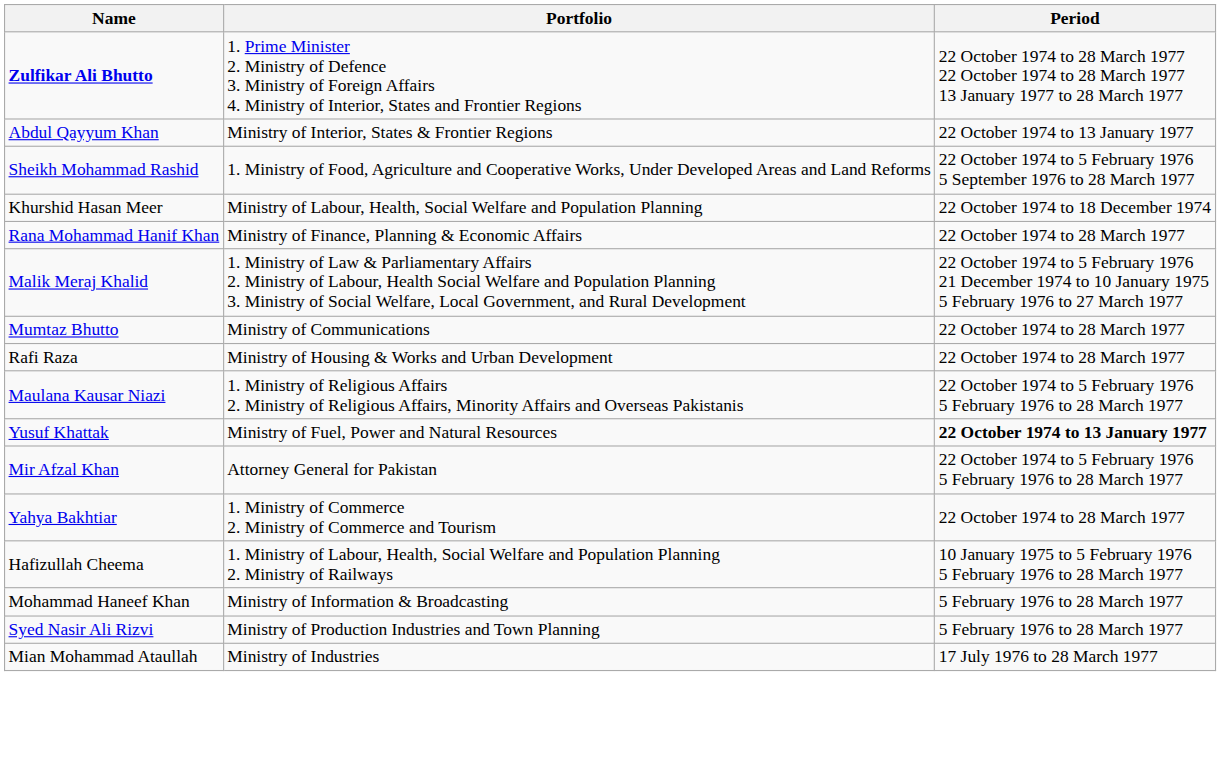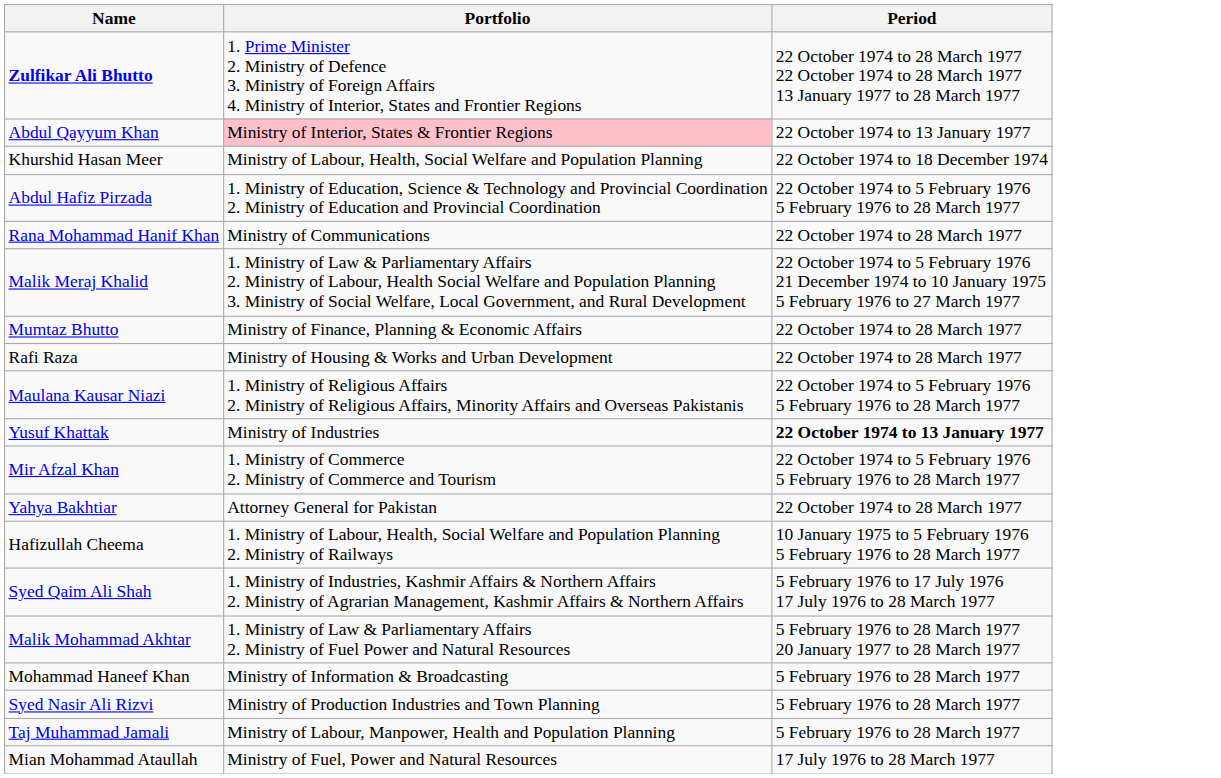(390, 132) no background -> (390, 132) pink background
- row: (104, 169)
+ row: (80, 197)
(405, 235) Ministry of Finance, Planning & Economic Affairs -> (329, 235) Ministry of Communications
(329, 329) Ministry of Communications -> (405, 329) Ministry of Finance, Planning & Economic Affairs
(392, 432) Ministry of Fuel, Power and Natural Resources -> (303, 432) Ministry of Industries
(332, 469) Attorney General for Pakistan -> (362, 469) 1. Ministry of Commerce 2. Ministry of Commerce and Tourism
(362, 517) 1. Ministry of Commerce 2. Ministry of Commerce and Tourism -> (332, 507) Attorney General for Pakistan
+ row: (80, 591)
+ row: (100, 639)
+ row: (89, 732)
(303, 657) Ministry of Industries -> (392, 759) Ministry of Fuel, Power and Natural Resources
